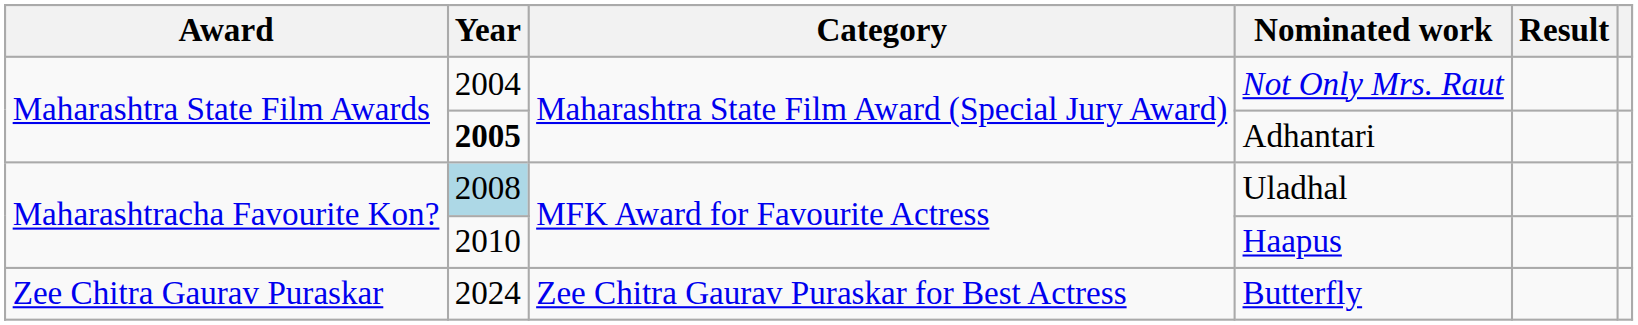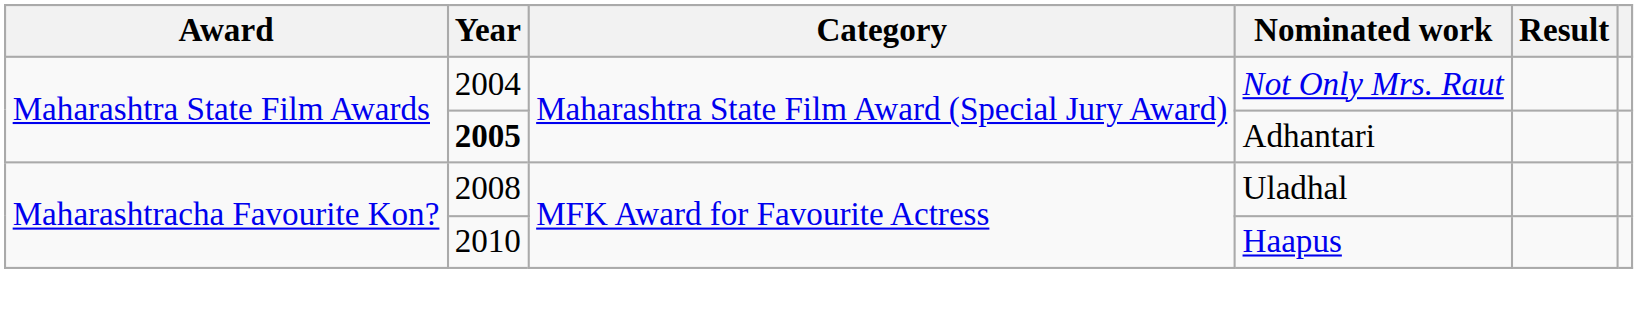(488, 188) lightblue background -> (488, 188) no background
- row: (1302, 293)
